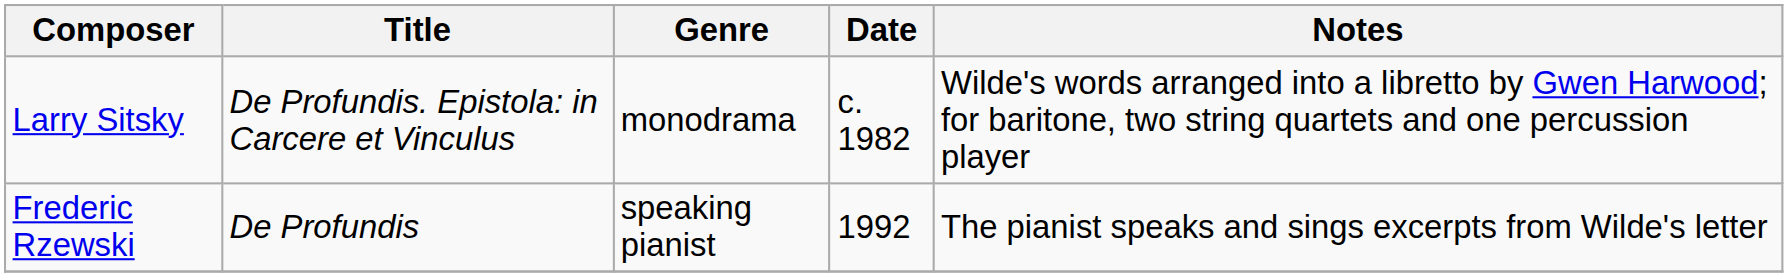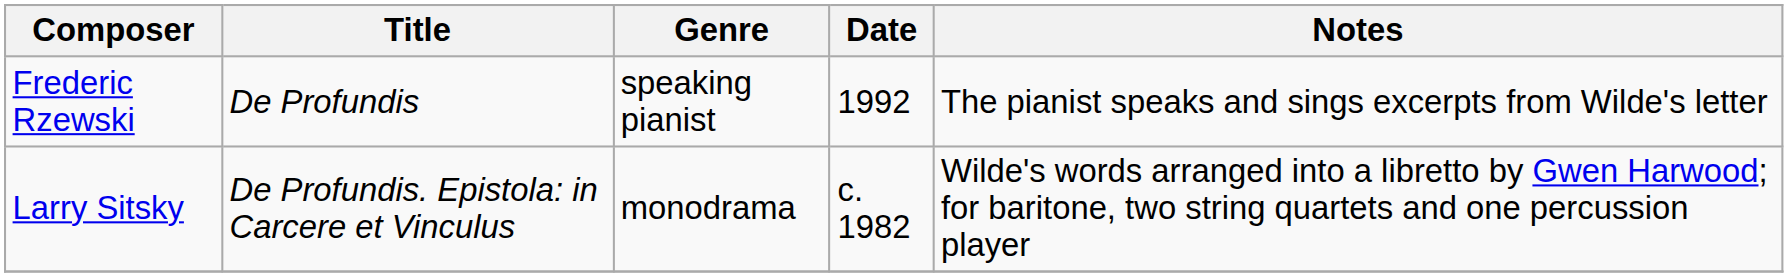rows swapped: (74, 226) <-> (98, 119)
